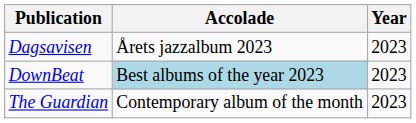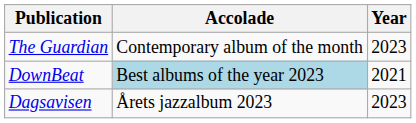rows swapped: (58, 103) <-> (50, 46)
(389, 74) 2023 -> (389, 74) 2021
